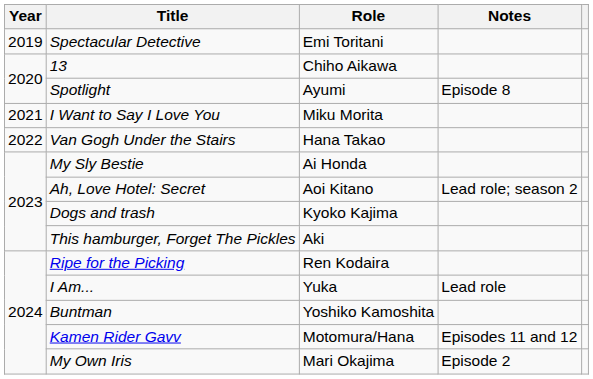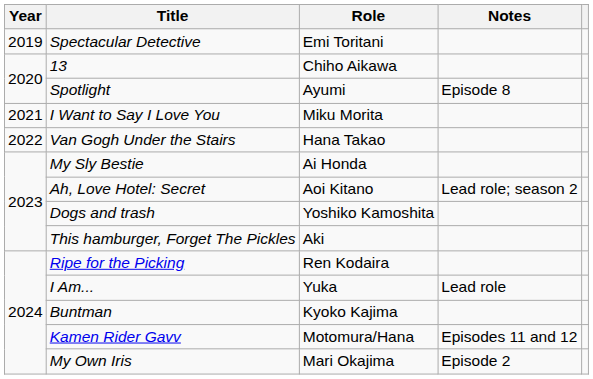(350, 213) Kyoko Kajima -> (368, 213) Yoshiko Kamoshita
(368, 312) Yoshiko Kamoshita -> (350, 312) Kyoko Kajima
